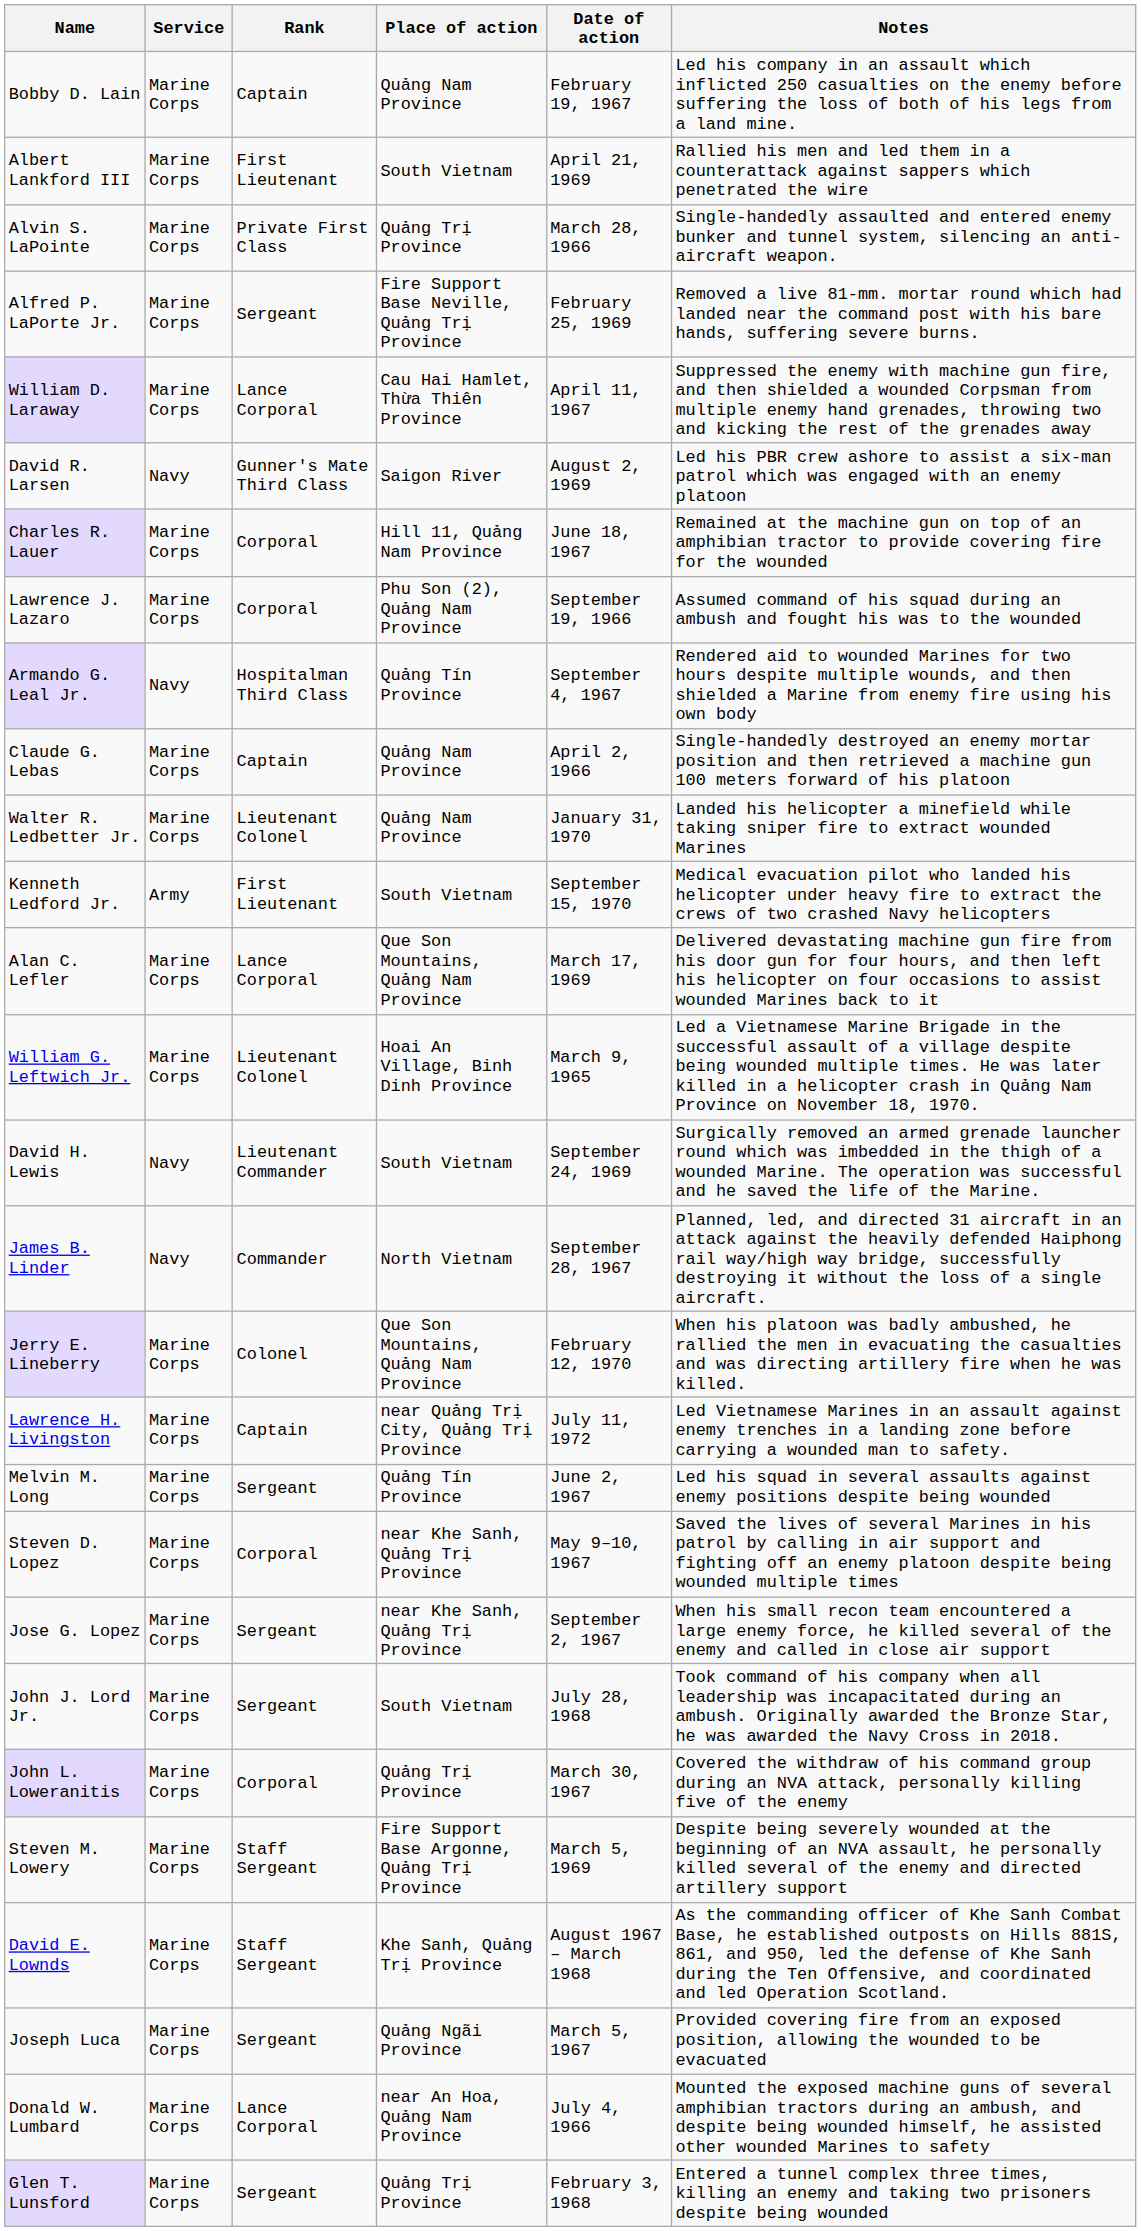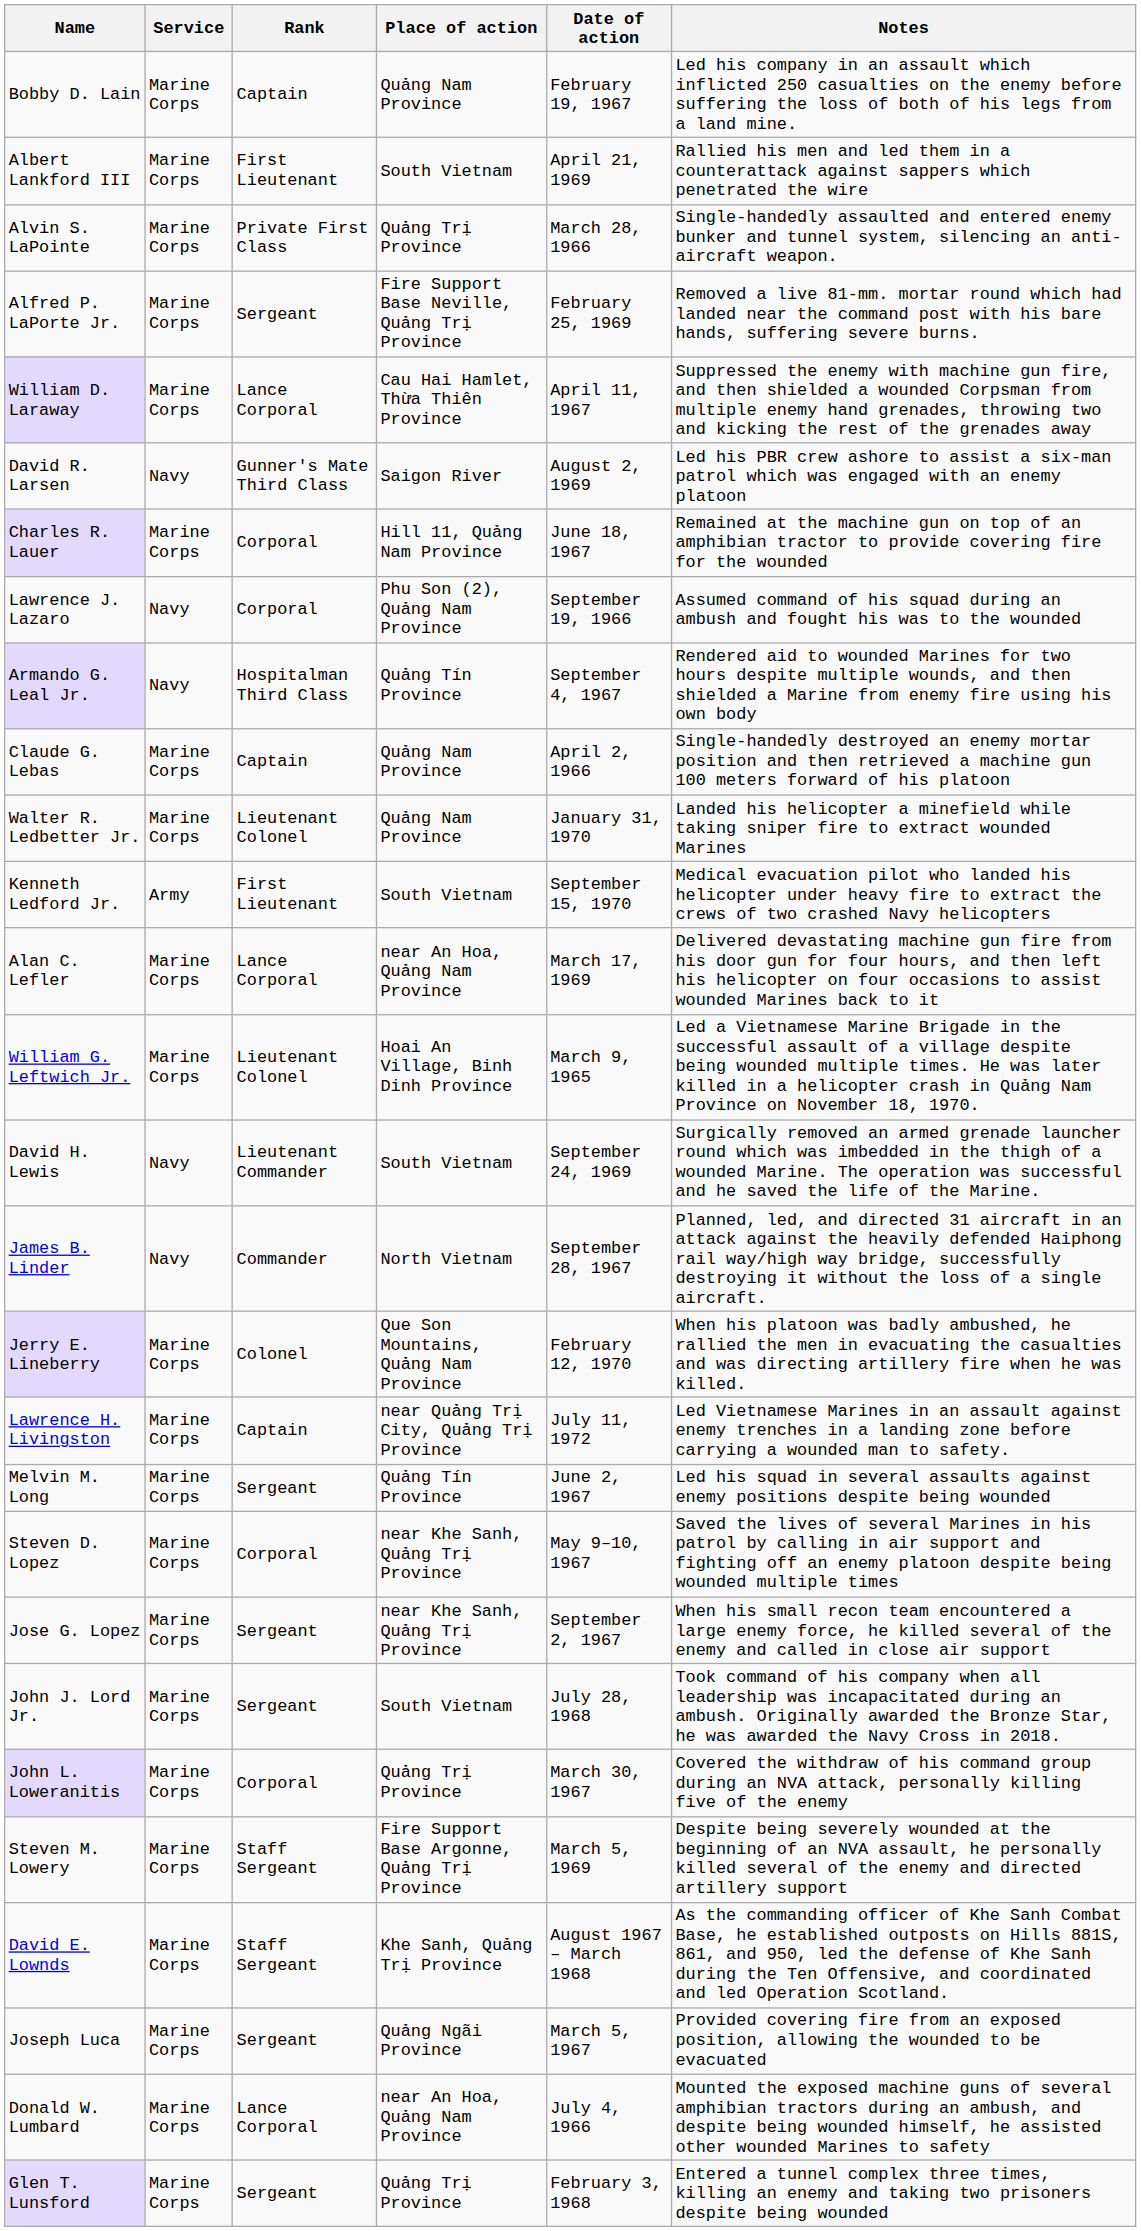(179, 609) Marine Corps -> (169, 609) Navy
(431, 971) Que Son Mountains, Quảng Nam Province -> (441, 971) near An Hoa, Quảng Nam Province
